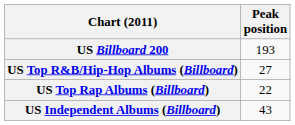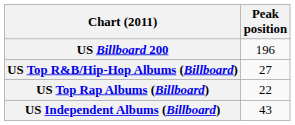(265, 49) 193 -> (265, 49) 196
